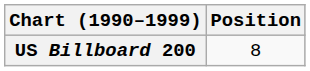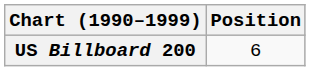(256, 51) 8 -> (256, 51) 6
